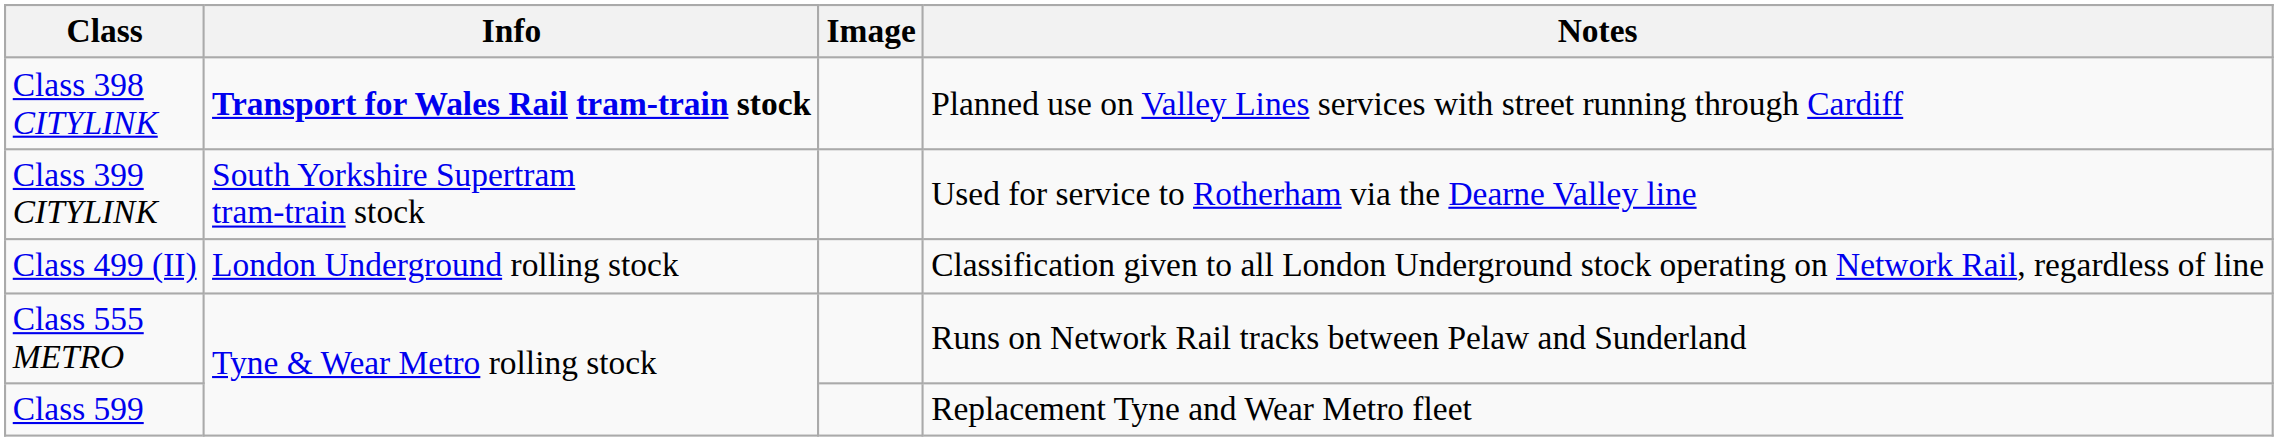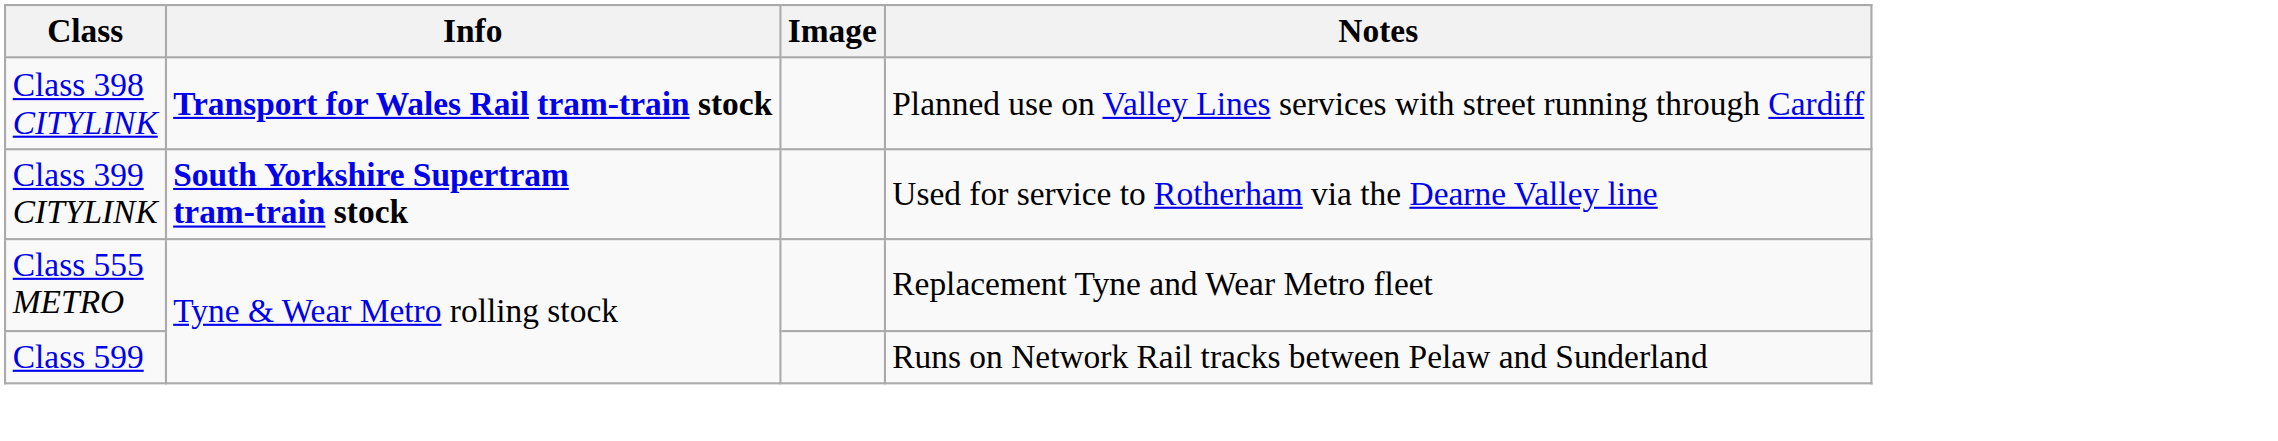(394, 193) normal -> (371, 193) bold
- row: (105, 265)
(1339, 337) Runs on Network Rail tracks between Pelaw and Sunderland -> (1163, 284) Replacement Tyne and Wear Metro fleet
(1201, 409) Replacement Tyne and Wear Metro fleet -> (1300, 356) Runs on Network Rail tracks between Pelaw and Sunderland
